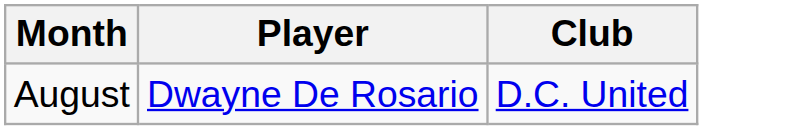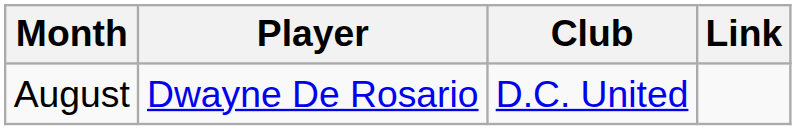+ column: (744, 34)
